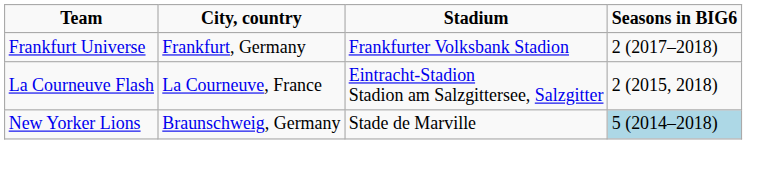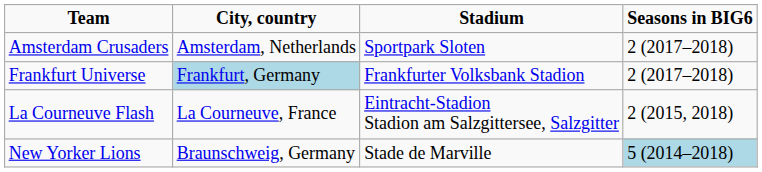+ row: (89, 47)
(234, 47) no background -> (248, 75) lightblue background
